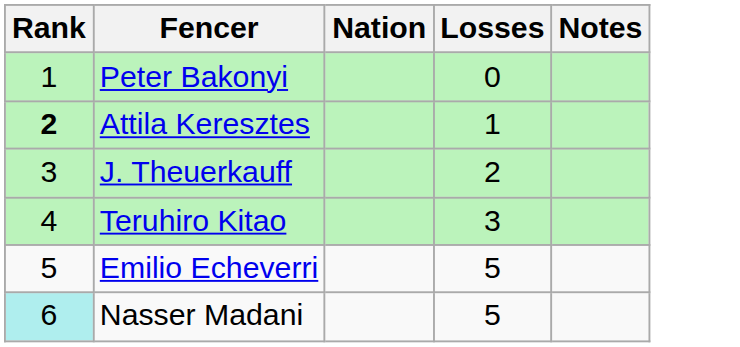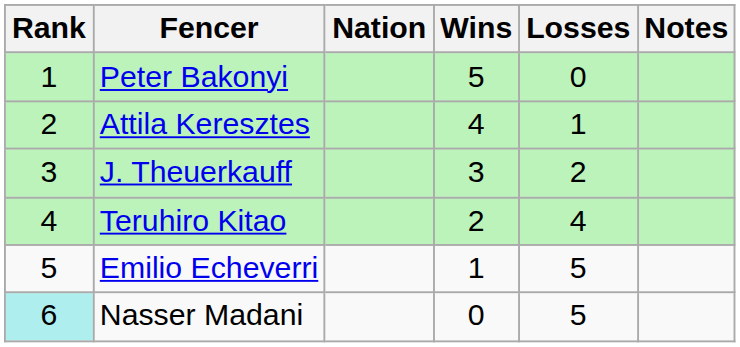+ column: (476, 28)
(49, 124) bold -> (49, 124) normal
(492, 220) 3 -> (578, 220) 4
